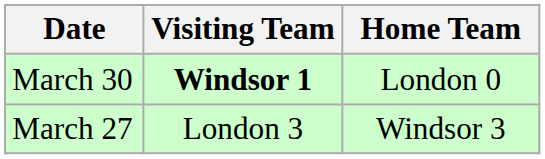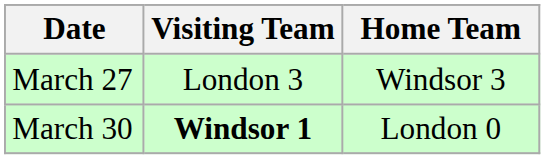rows swapped: (72, 128) <-> (72, 78)
